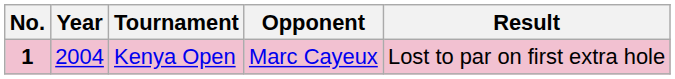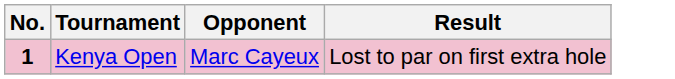- column: (80, 22)
